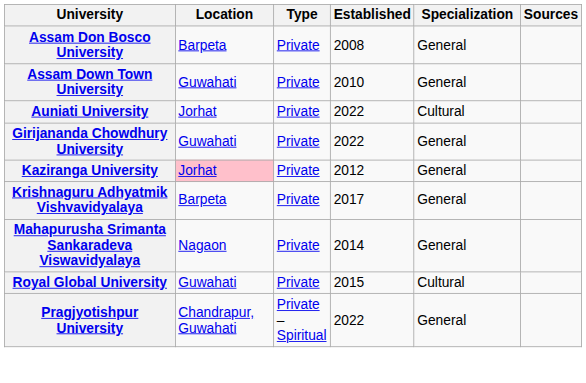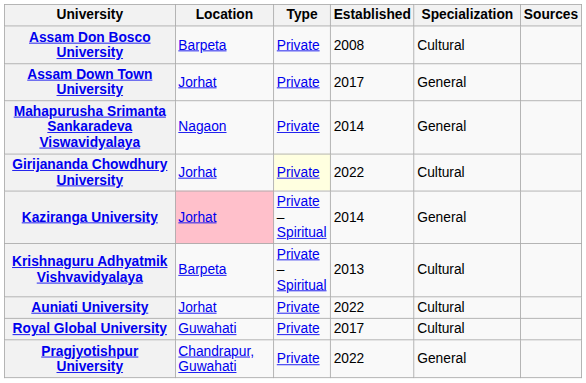(442, 44) General -> (441, 44) Cultural
(207, 82) Guwahati -> (197, 82) Jorhat
(349, 82) 2010 -> (349, 82) 2017
rows swapped: (90, 111) <-> (90, 245)
(207, 141) Guwahati -> (197, 172) Jorhat
(298, 141) no background -> (298, 172) lightyellow background
(442, 141) General -> (441, 172) Cultural
(298, 170) Private -> (302, 217) Private – Spiritual
(349, 170) 2012 -> (349, 217) 2014
(298, 200) Private -> (302, 270) Private – Spiritual
(349, 200) 2017 -> (349, 270) 2013
(442, 200) General -> (441, 270) Cultural
(349, 282) 2015 -> (349, 329) 2017
(302, 320) Private – Spiritual -> (298, 358) Private
